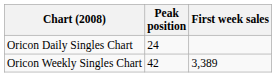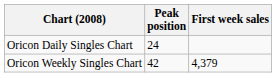(204, 63) 3,389 -> (204, 63) 4,379
